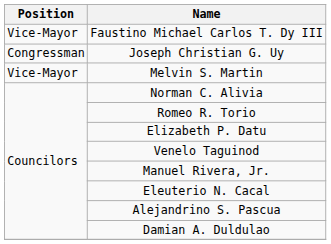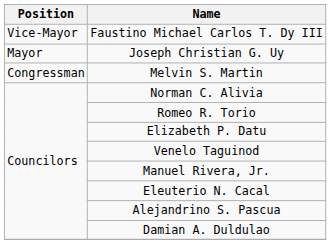(46, 53) Congressman -> (25, 53) Mayor
(42, 73) Vice-Mayor -> (46, 73) Congressman
